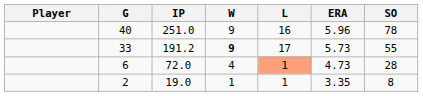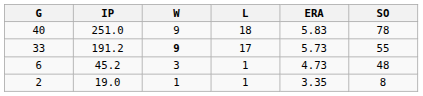- column: (52, 13)
(285, 30) 16 -> (245, 30) 18
(338, 30) 5.96 -> (314, 30) 5.83
(178, 65) 72.0 -> (108, 65) 45.2
(232, 65) 4 -> (176, 65) 3
(285, 65) lightsalmon background -> (245, 65) no background
(391, 65) 28 -> (383, 65) 48
